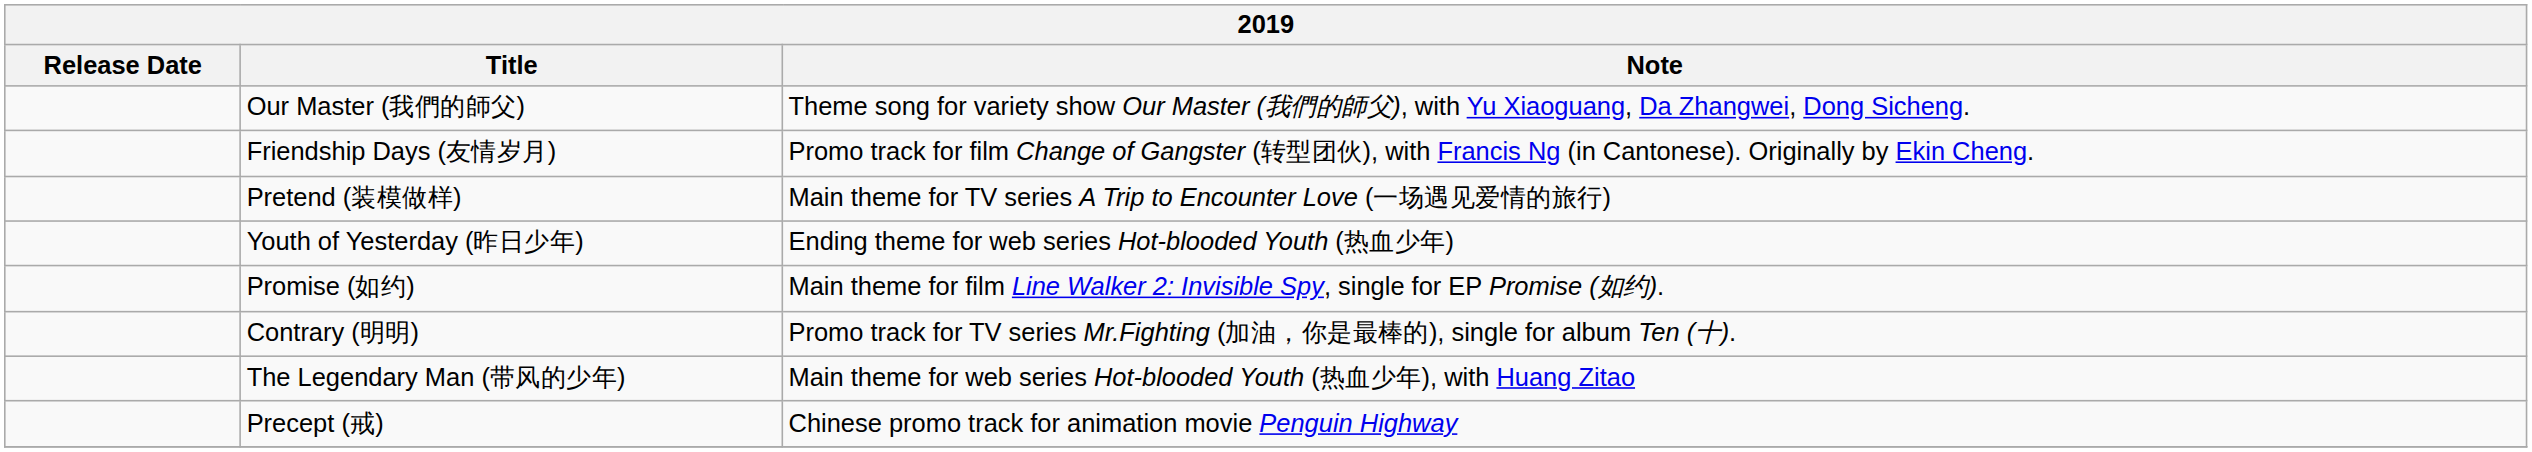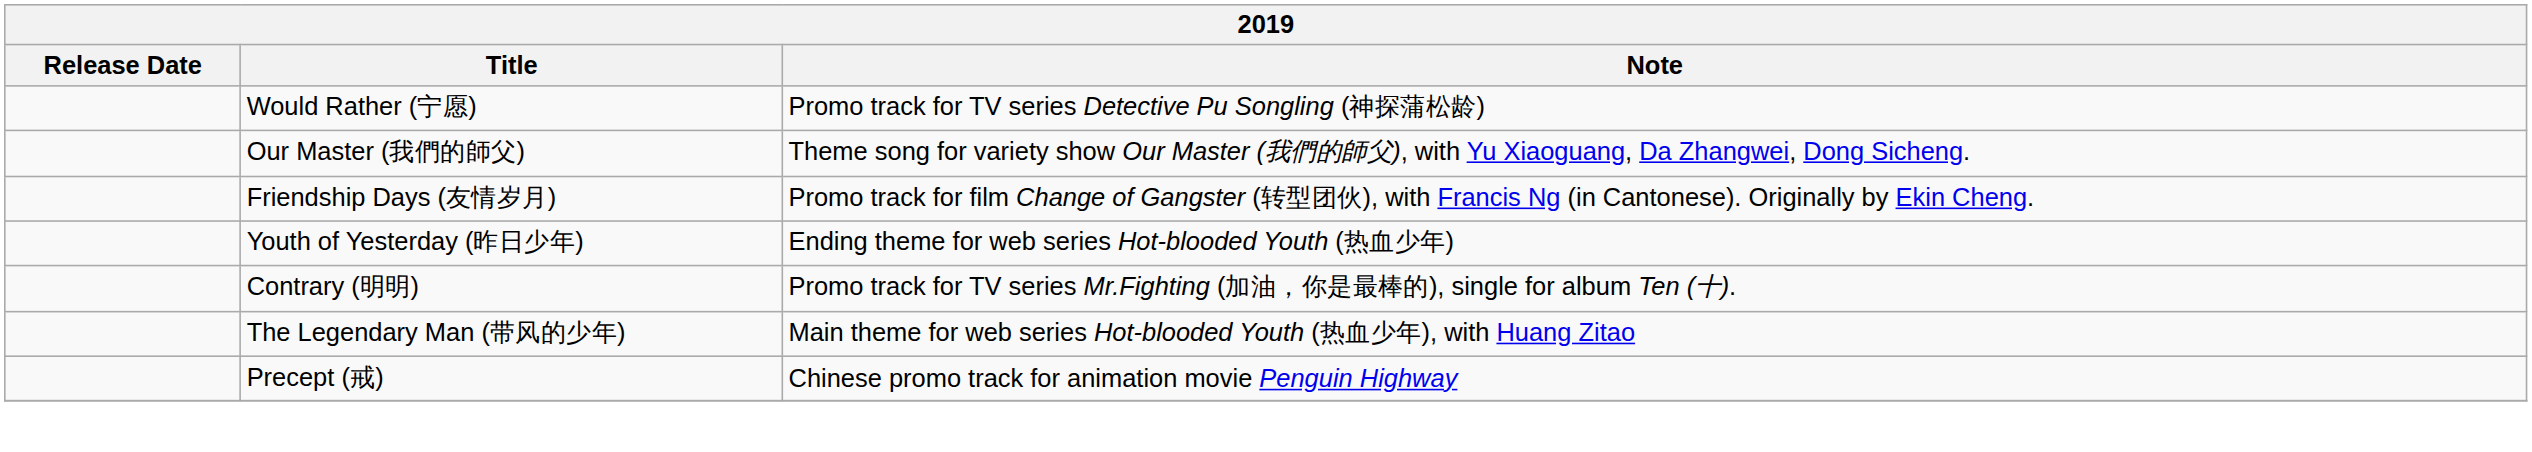+ row: (362, 106)
- row: (354, 197)
- row: (331, 287)
